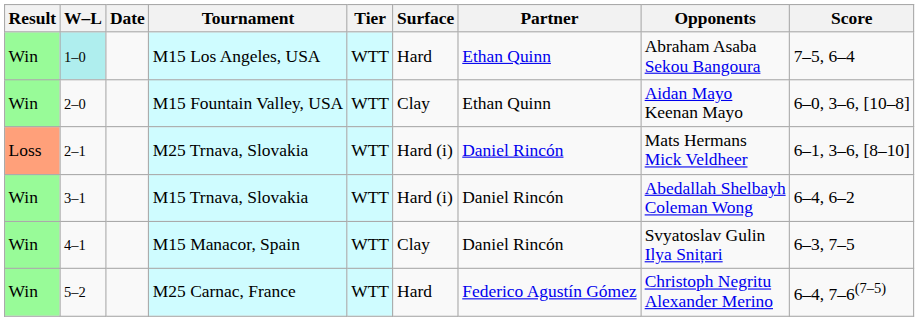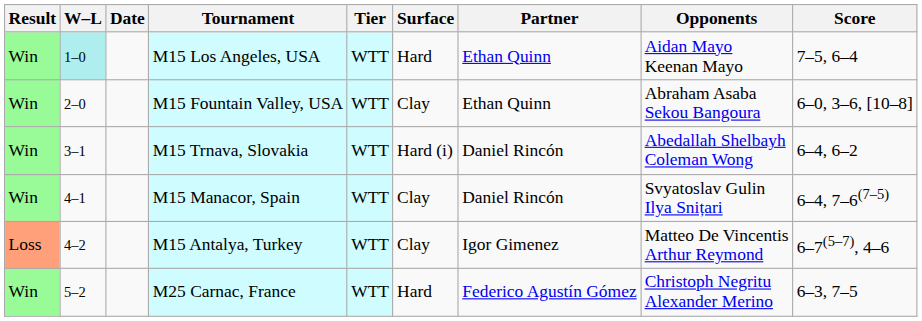(703, 55) Abraham Asaba Sekou Bangoura -> (694, 55) Aidan Mayo Keenan Mayo
(694, 103) Aidan Mayo Keenan Mayo -> (703, 103) Abraham Asaba Sekou Bangoura
- row: (231, 150)
(824, 244) 6–3, 7–5 -> (843, 197) 6–4, 7–6(7–5)
+ row: (228, 244)
(840, 292) 6–4, 7–6(7–5) -> (827, 292) 6–3, 7–5
